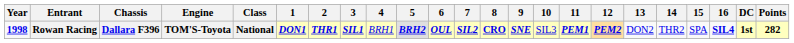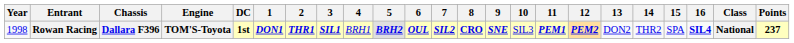columns swapped: (255, 12) <-> (746, 12)
(17, 29) bold -> (17, 29) normal
(773, 29) 282 -> (773, 29) 237
